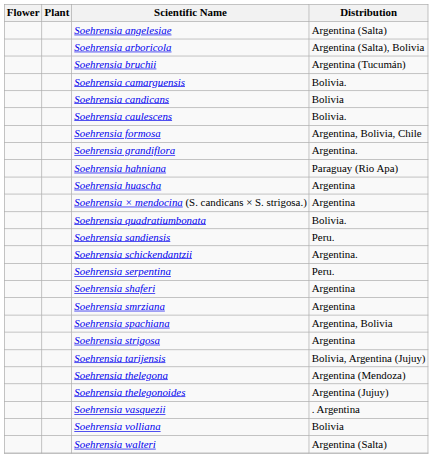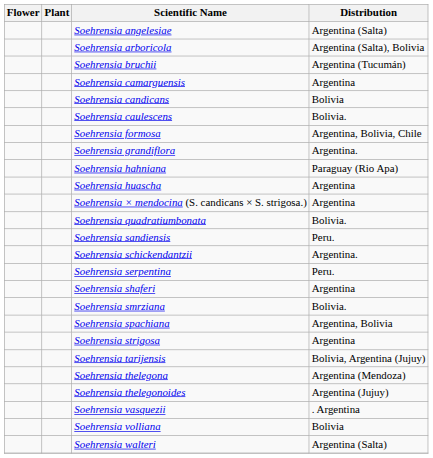(329, 82) Bolivia. -> (333, 82) Argentina
(333, 306) Argentina -> (329, 306) Bolivia.
